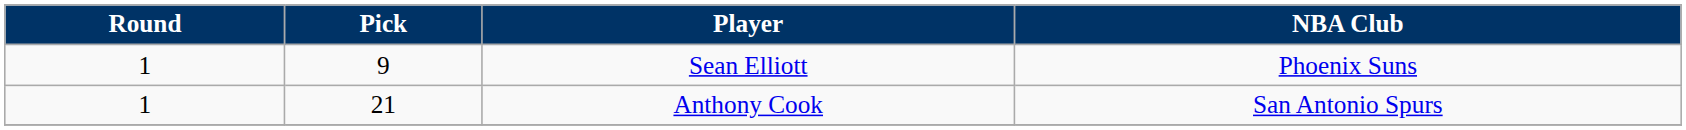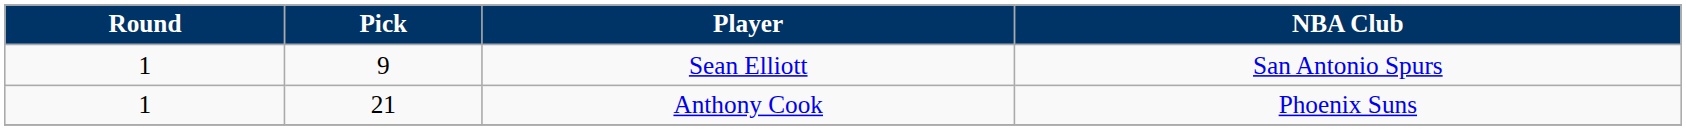(1348, 64) Phoenix Suns -> (1348, 64) San Antonio Spurs
(1348, 104) San Antonio Spurs -> (1348, 104) Phoenix Suns
